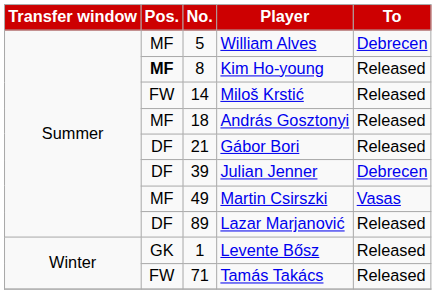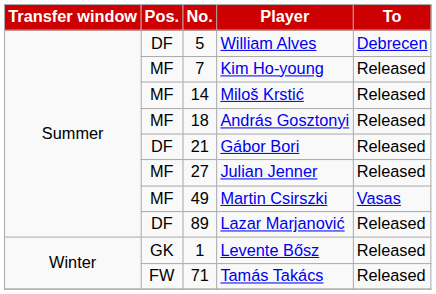(162, 43) MF -> (162, 43) DF
(162, 69) bold -> (162, 69) normal
(200, 69) 8 -> (200, 69) 7
(162, 95) FW -> (162, 95) MF
(162, 172) DF -> (162, 172) MF
(200, 172) 39 -> (200, 172) 27
(392, 172) Debrecen -> (391, 172) Released
